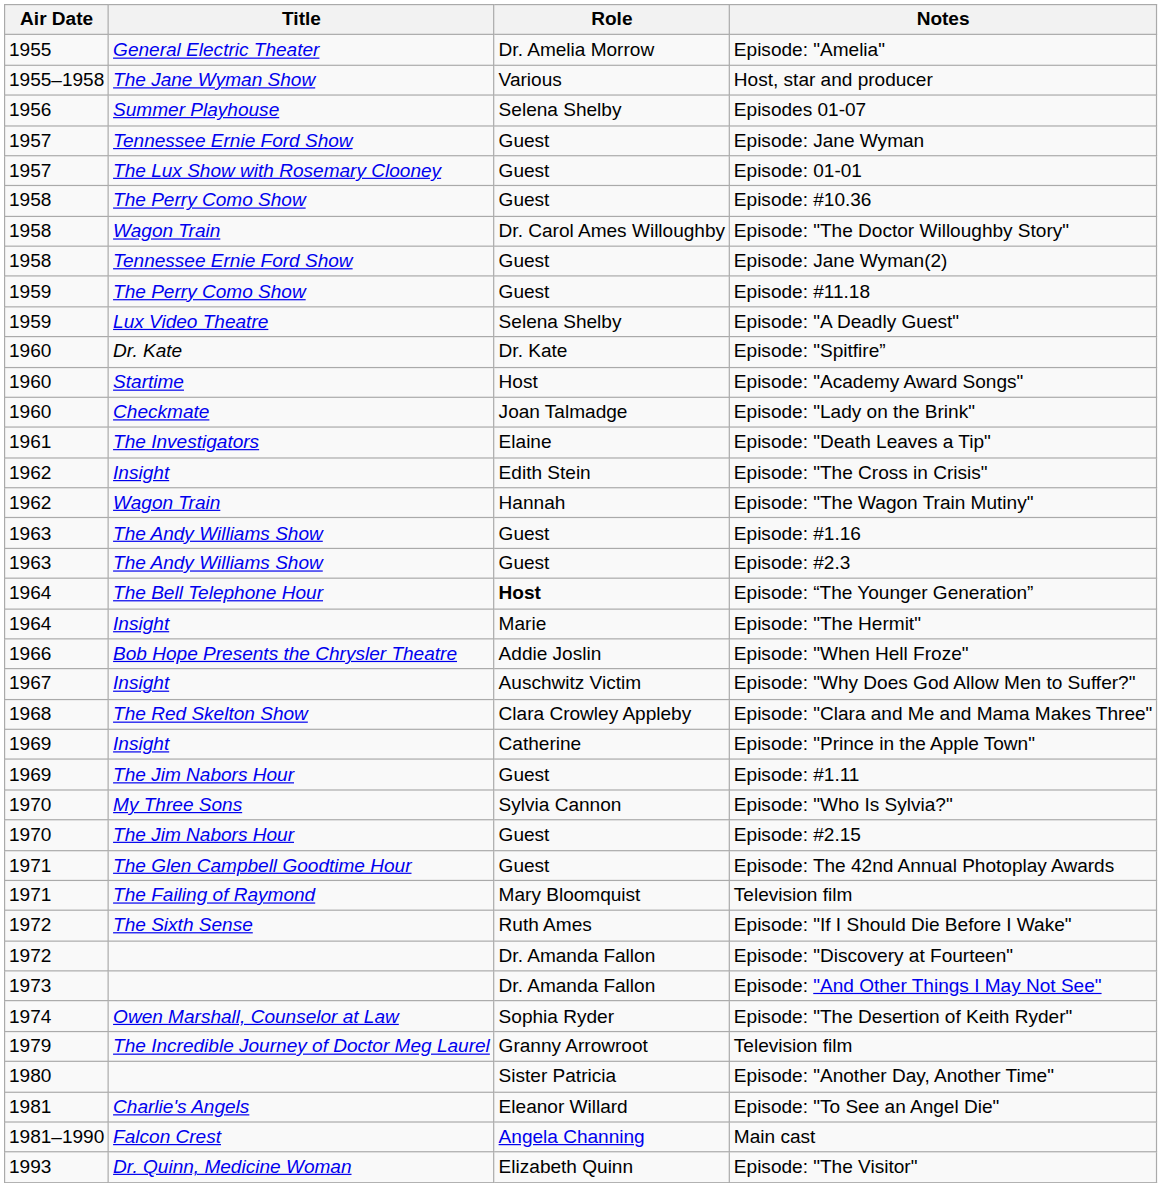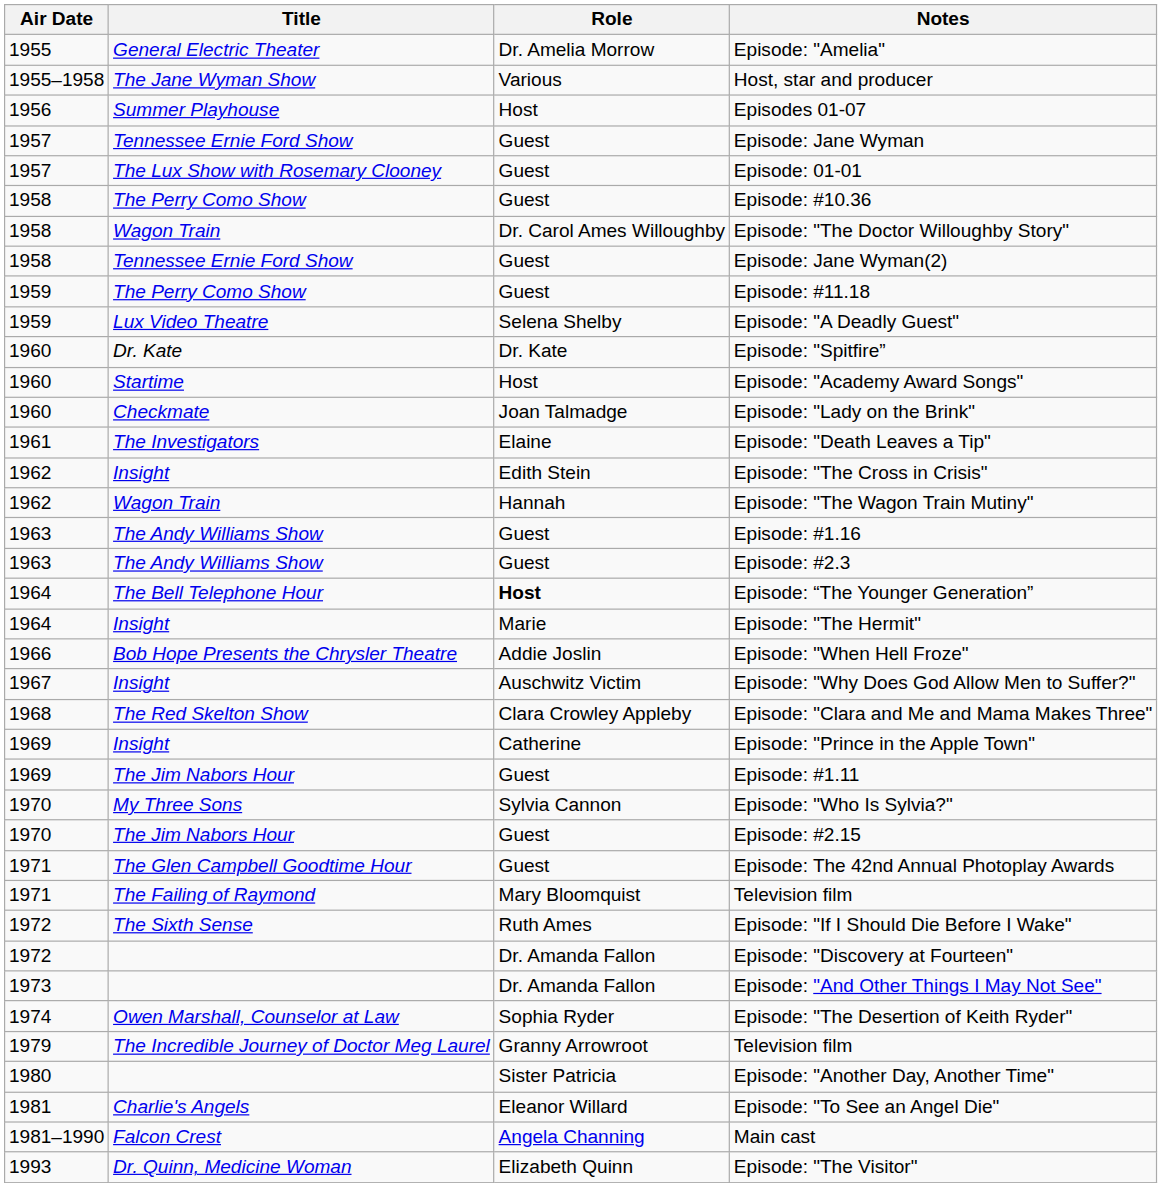(560, 110) Selena Shelby -> (518, 110) Host
